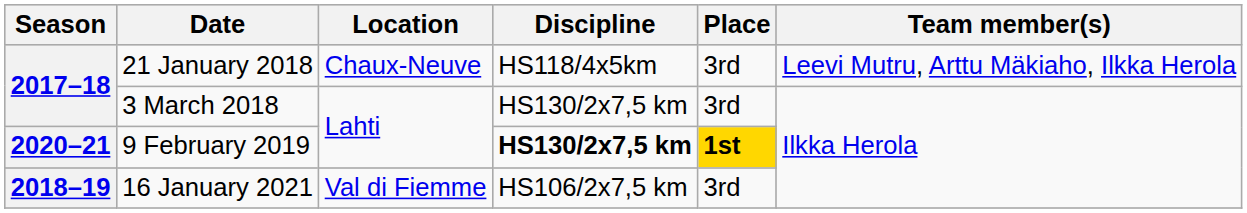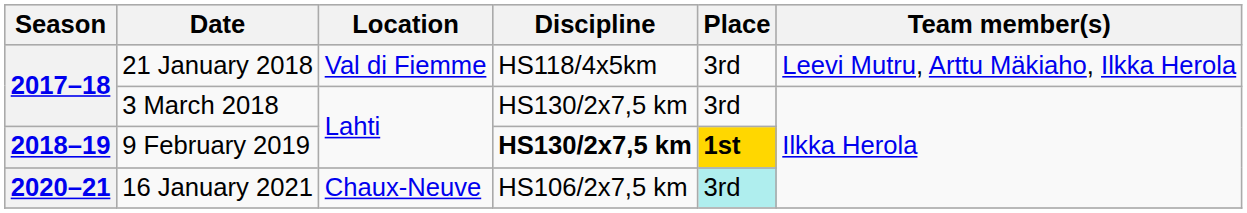(403, 65) Chaux-Neuve -> (406, 65) Val di Fiemme
(61, 146) 2020–21 -> (61, 146) 2018–19
(61, 187) 2018–19 -> (61, 187) 2020–21
(406, 187) Val di Fiemme -> (403, 187) Chaux-Neuve
(722, 187) no background -> (722, 187) paleturquoise background
